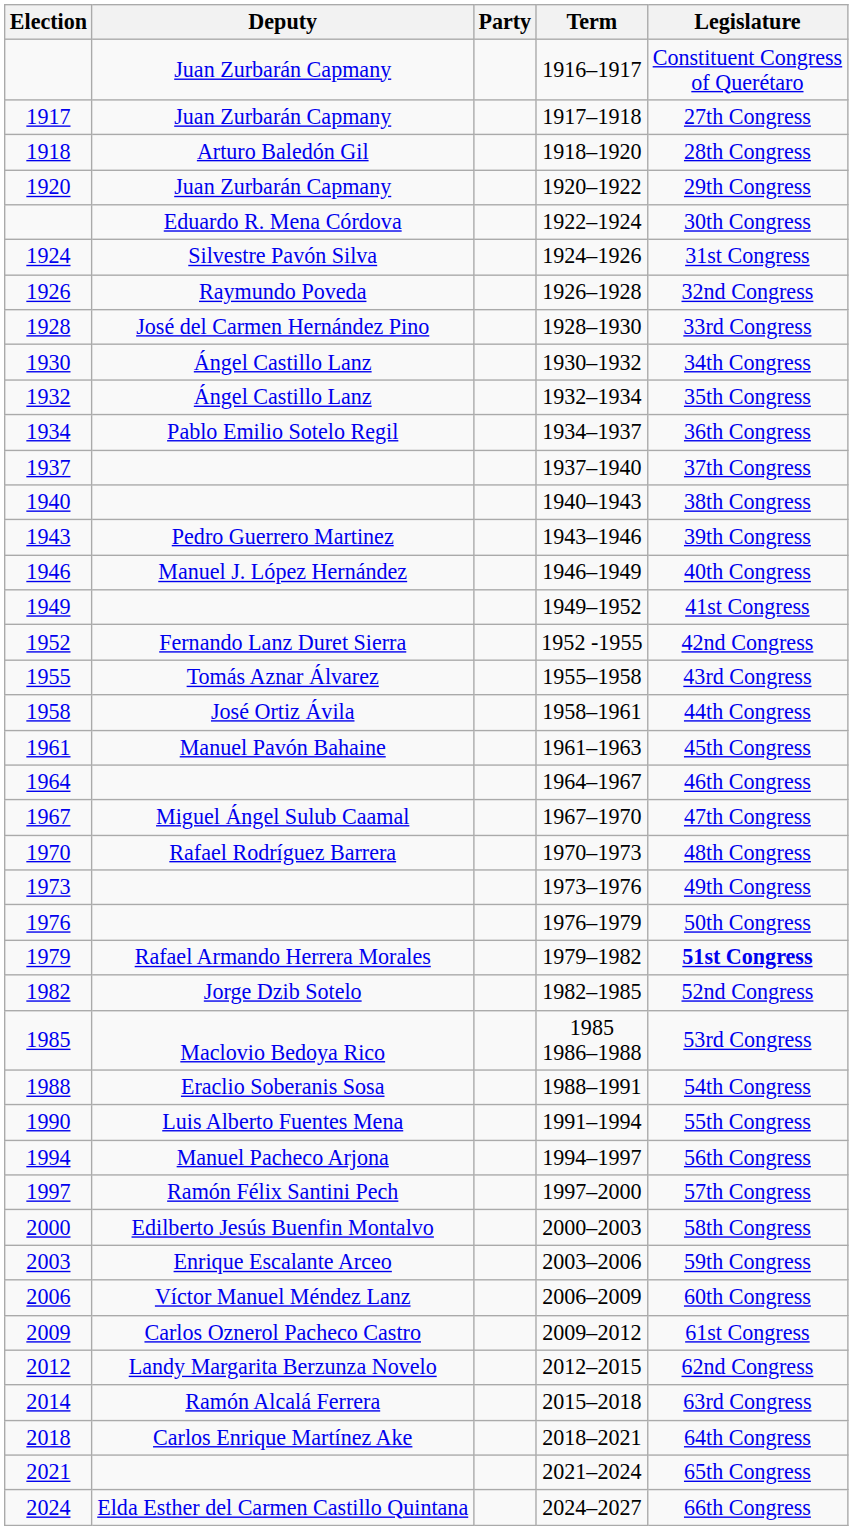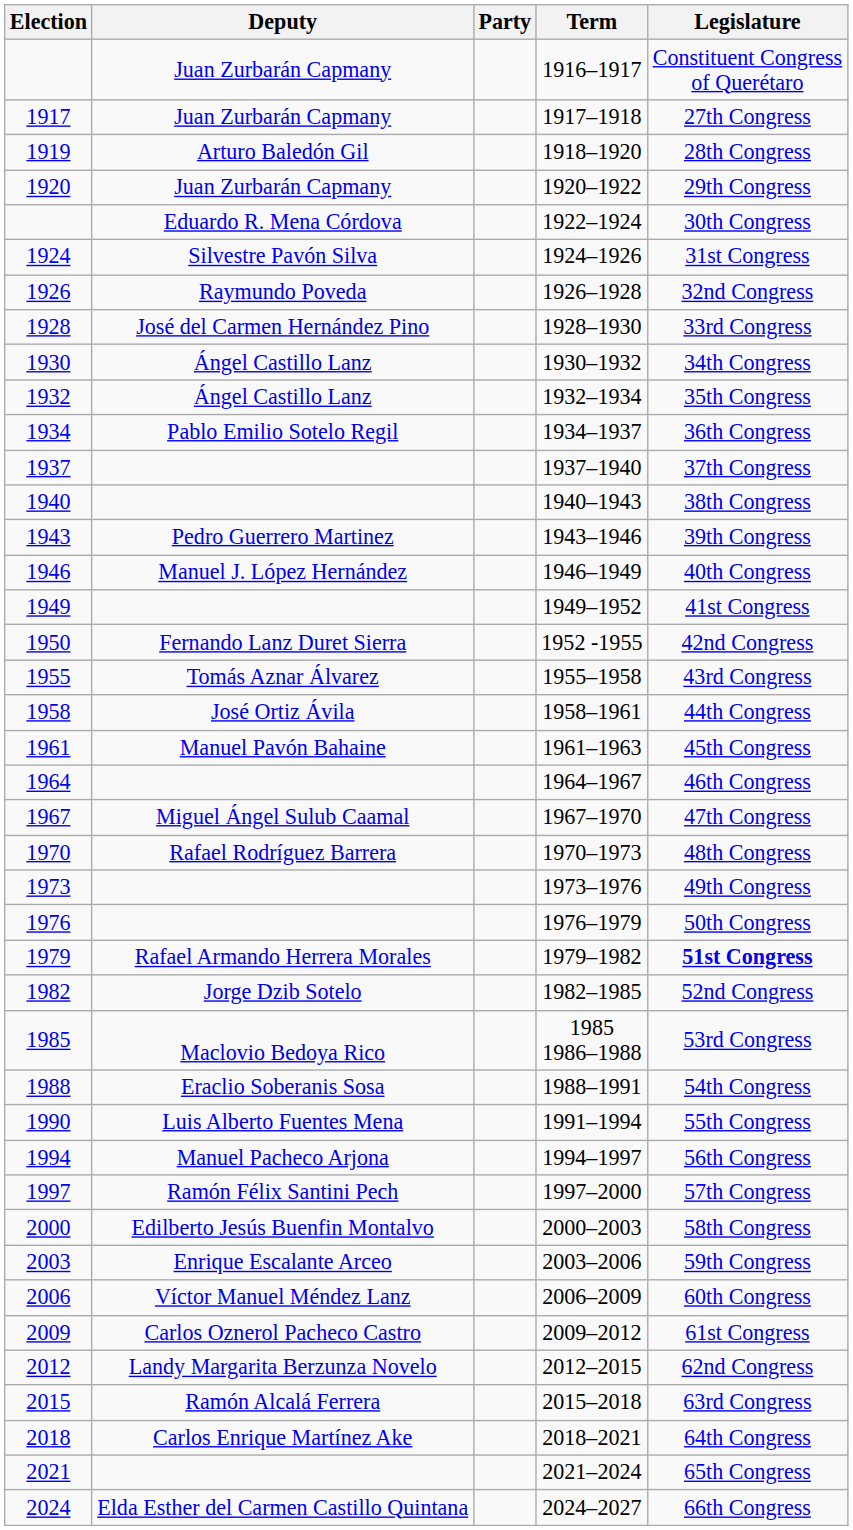(48, 151) 1918 -> (48, 151) 1919
(48, 642) 1952 -> (48, 642) 1950
(48, 1402) 2014 -> (48, 1402) 2015
